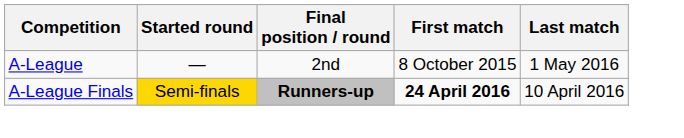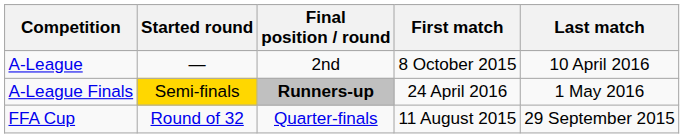(574, 64) 1 May 2016 -> (599, 64) 10 April 2016
(457, 91) bold -> (457, 91) normal
(574, 91) 10 April 2016 -> (599, 91) 1 May 2016
+ row: (42, 118)
